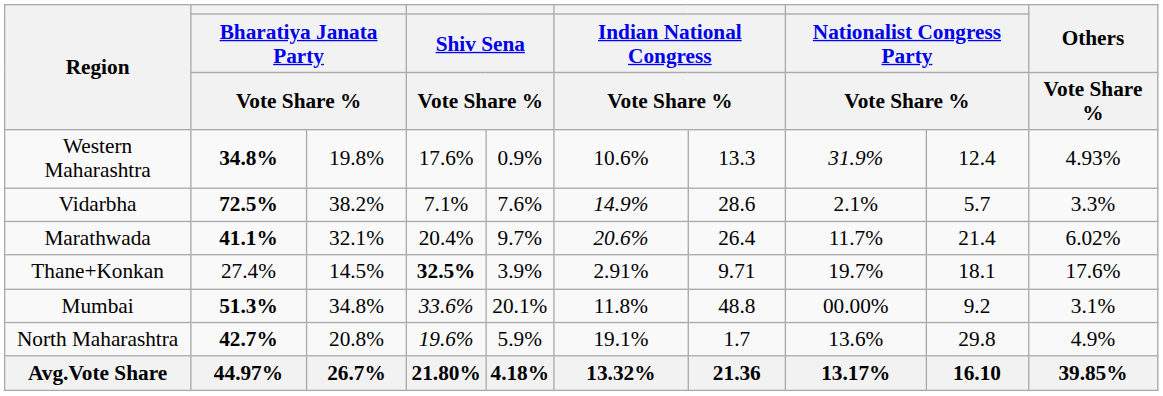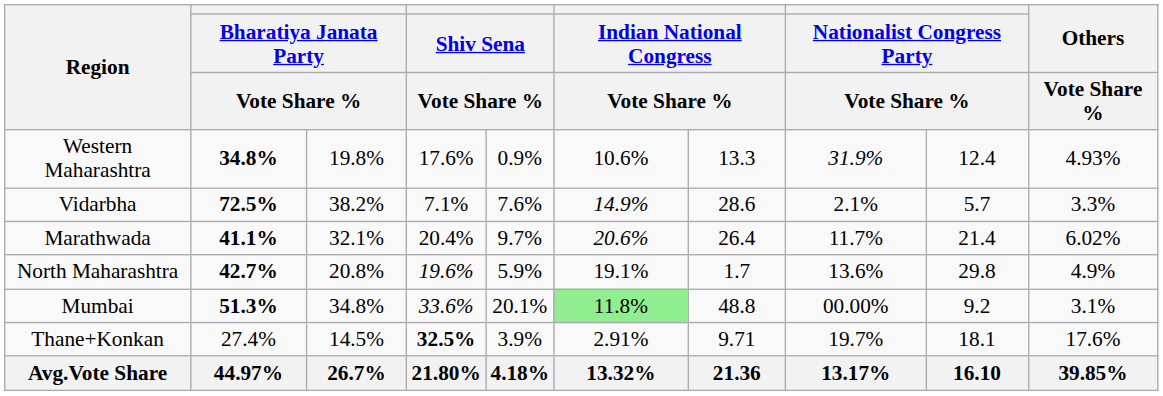rows swapped: (98, 271) <-> (98, 339)
(621, 305) no background -> (621, 305) lightgreen background
